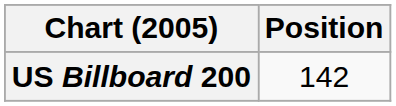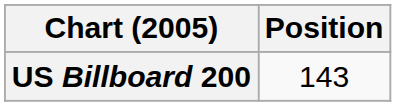(324, 76) 142 -> (324, 76) 143
